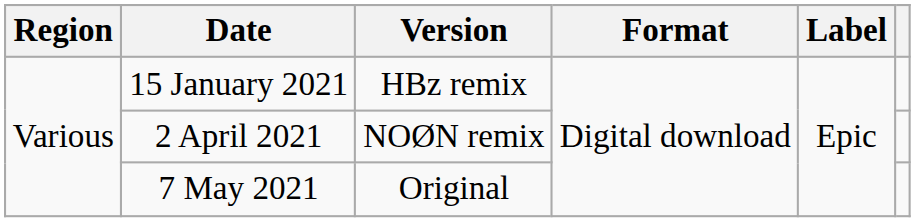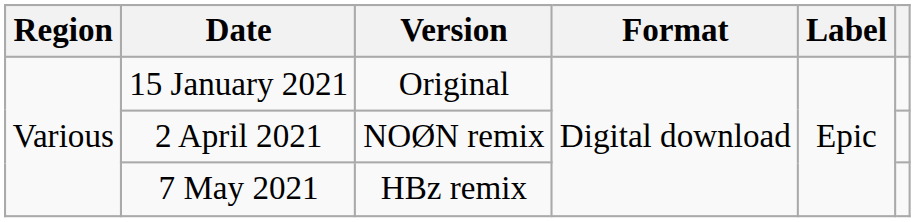(454, 83) HBz remix -> (454, 83) Original
(454, 188) Original -> (454, 188) HBz remix
